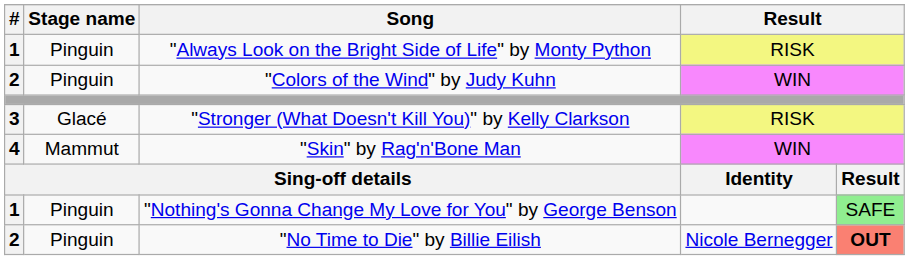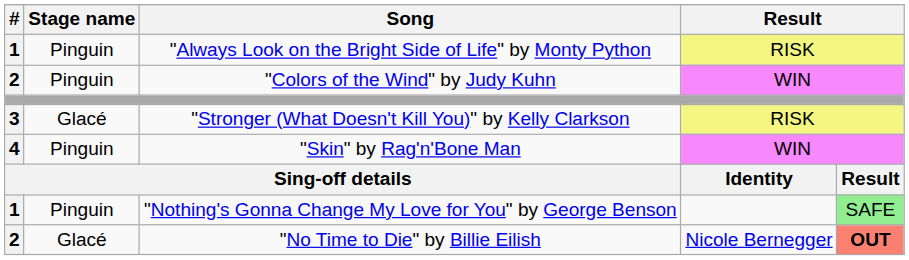(82, 149) Mammut -> (82, 149) Pinguin
(82, 239) Pinguin -> (82, 239) Glacé
